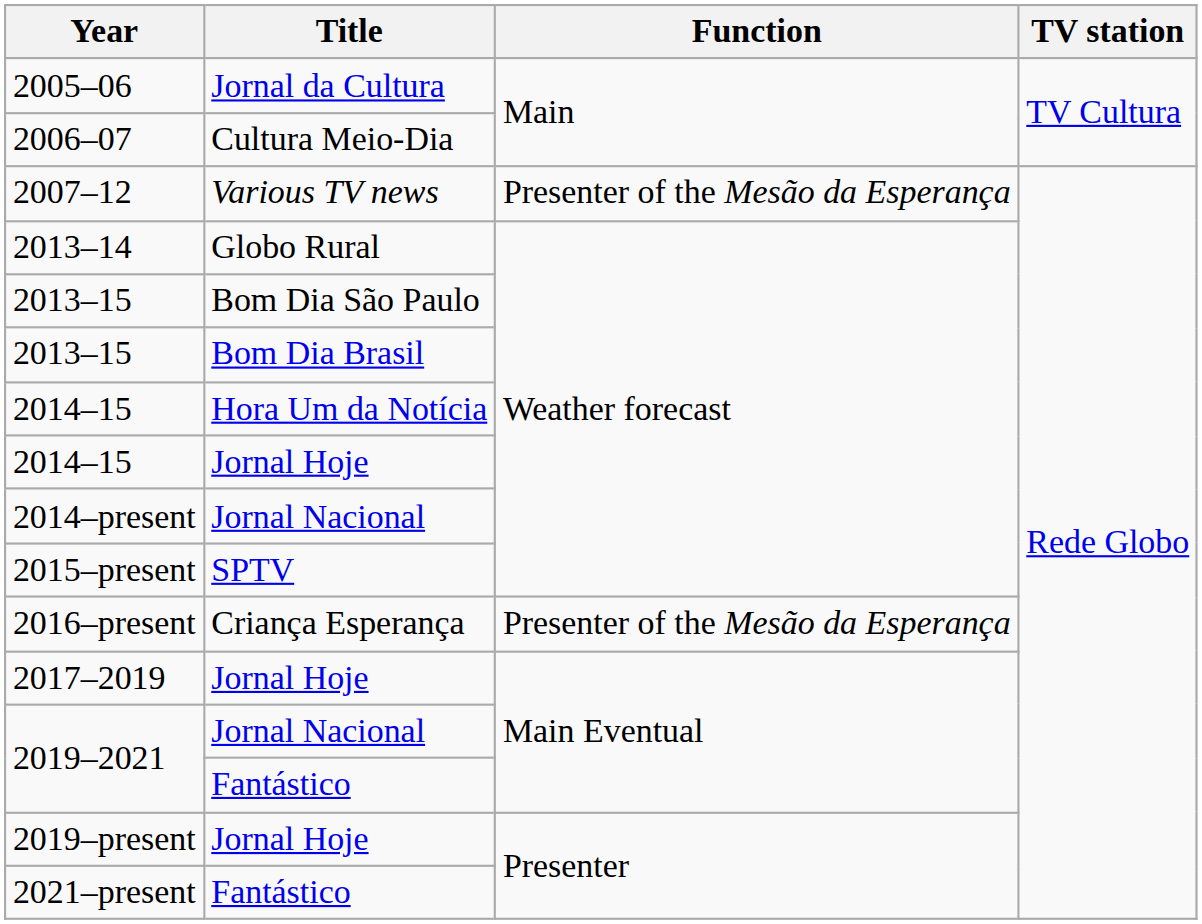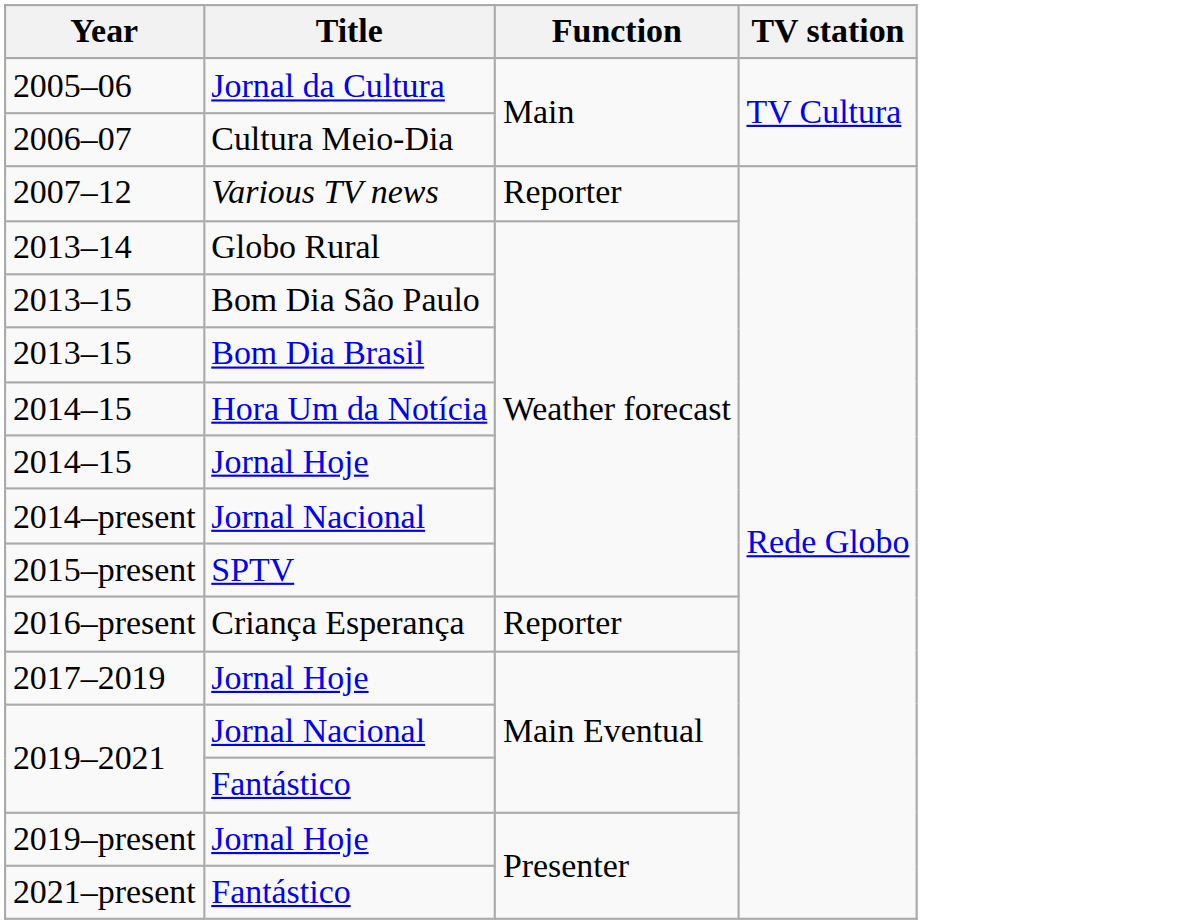(757, 192) Presenter of the Mesão da Esperança -> (562, 192) Reporter
(757, 623) Presenter of the Mesão da Esperança -> (562, 623) Reporter
